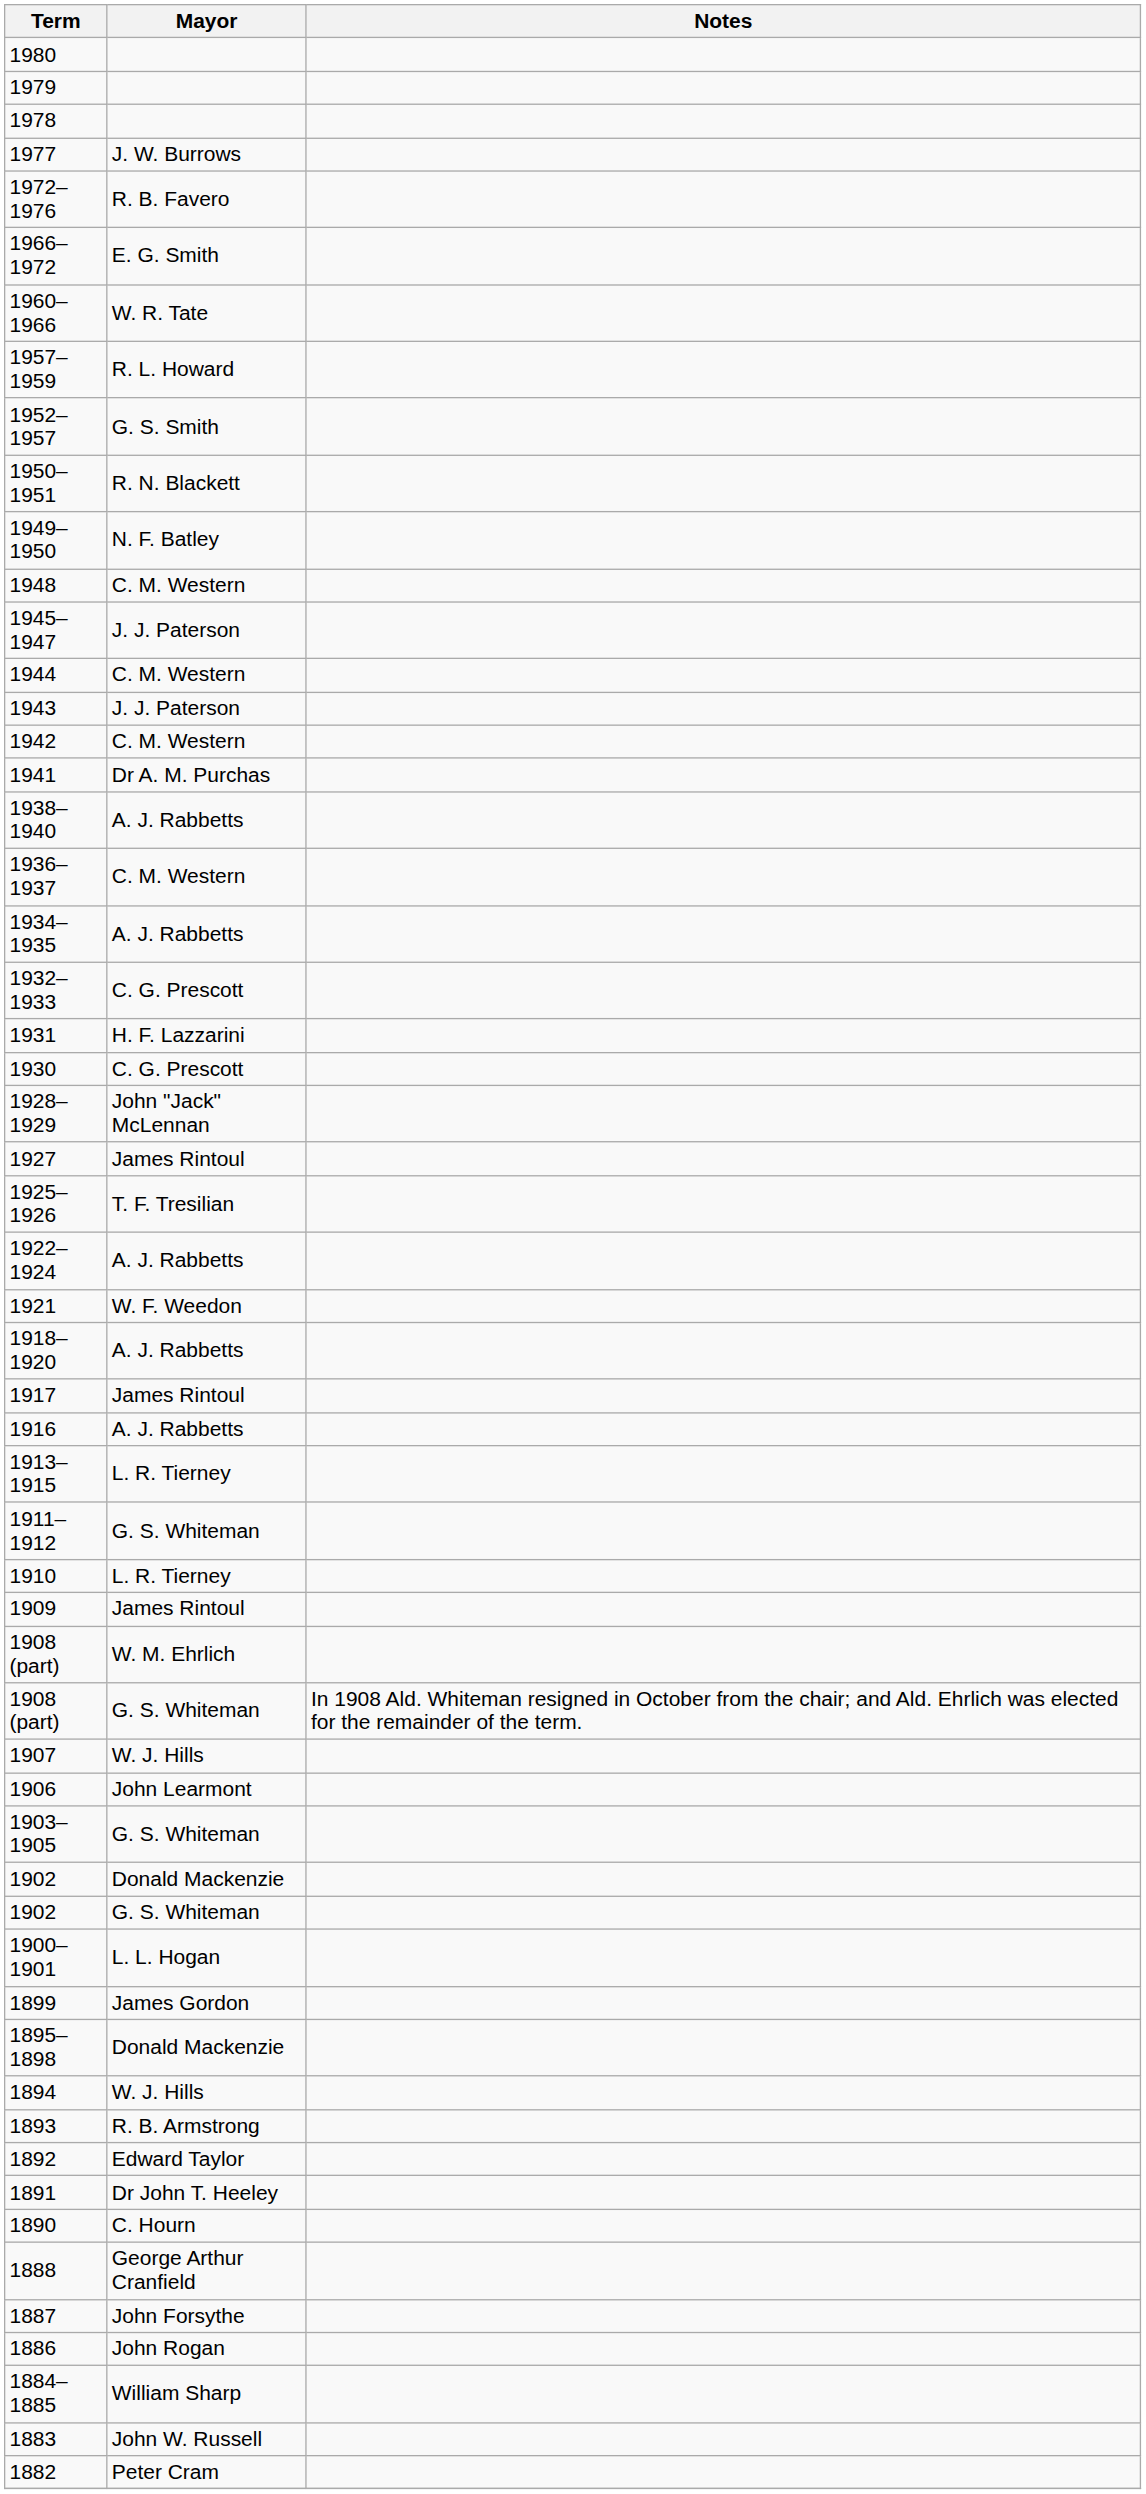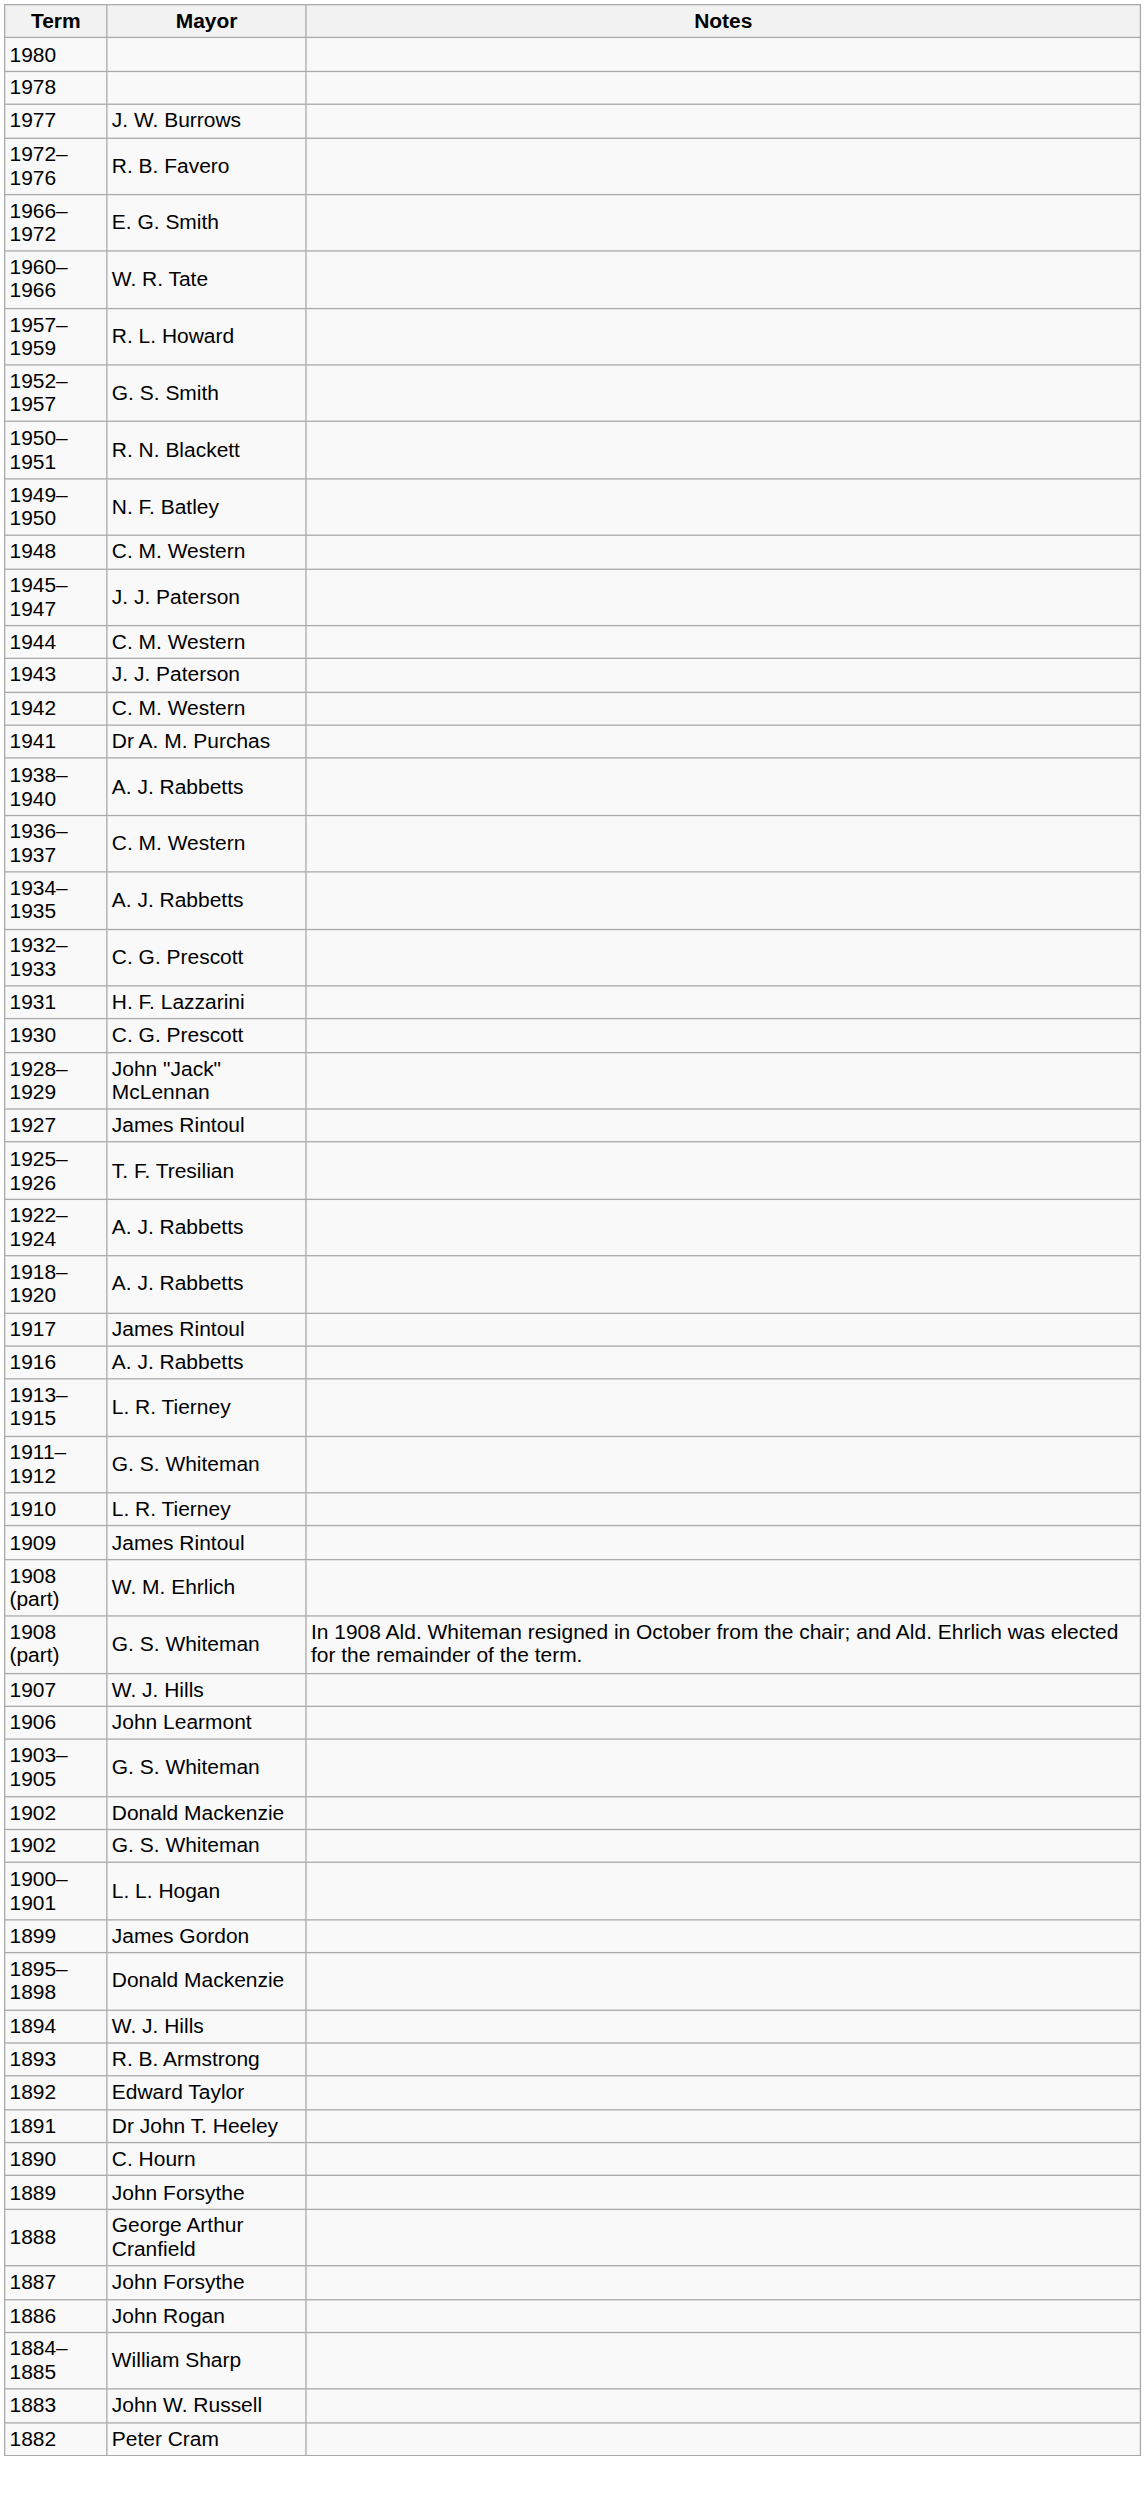- row: (33, 87)
- row: (33, 1305)
+ row: (33, 2192)
